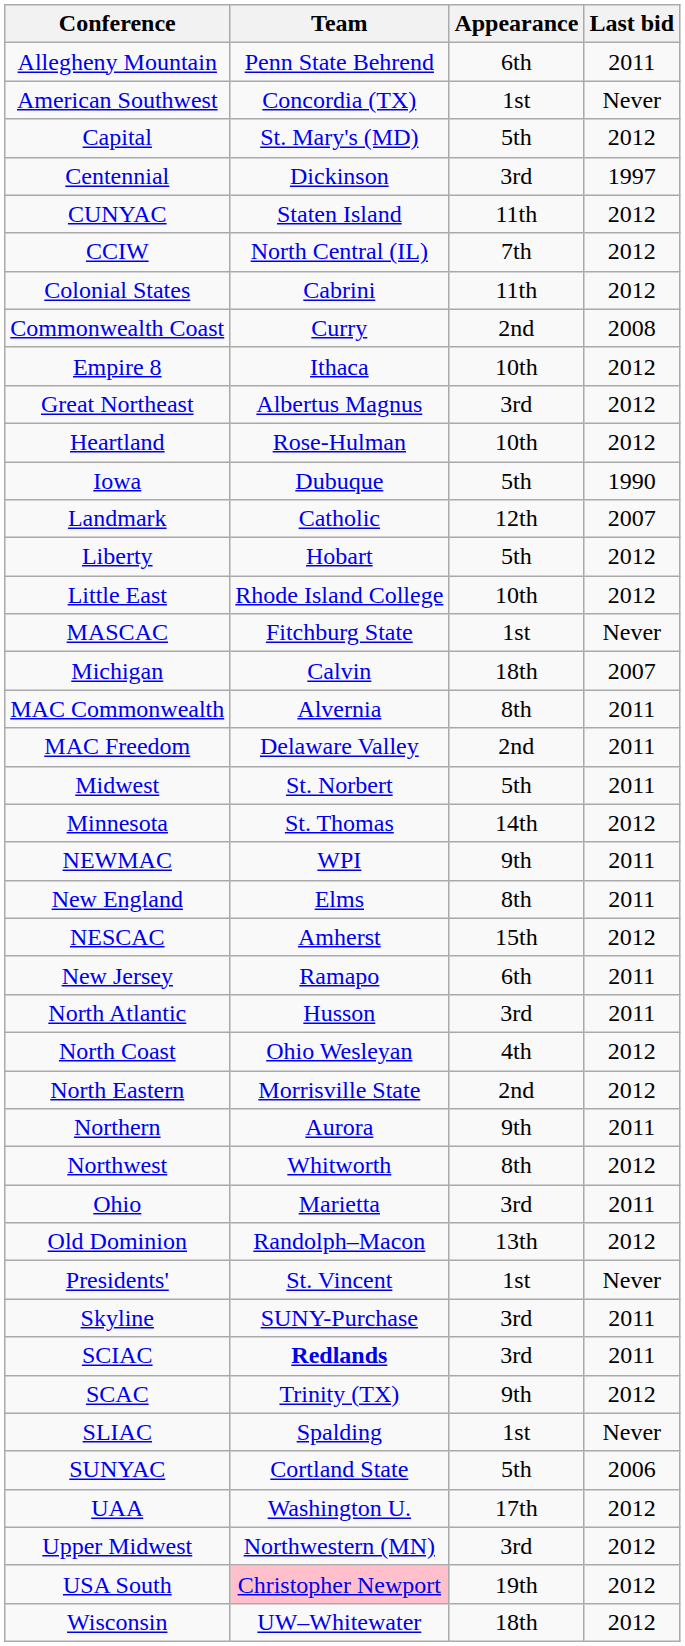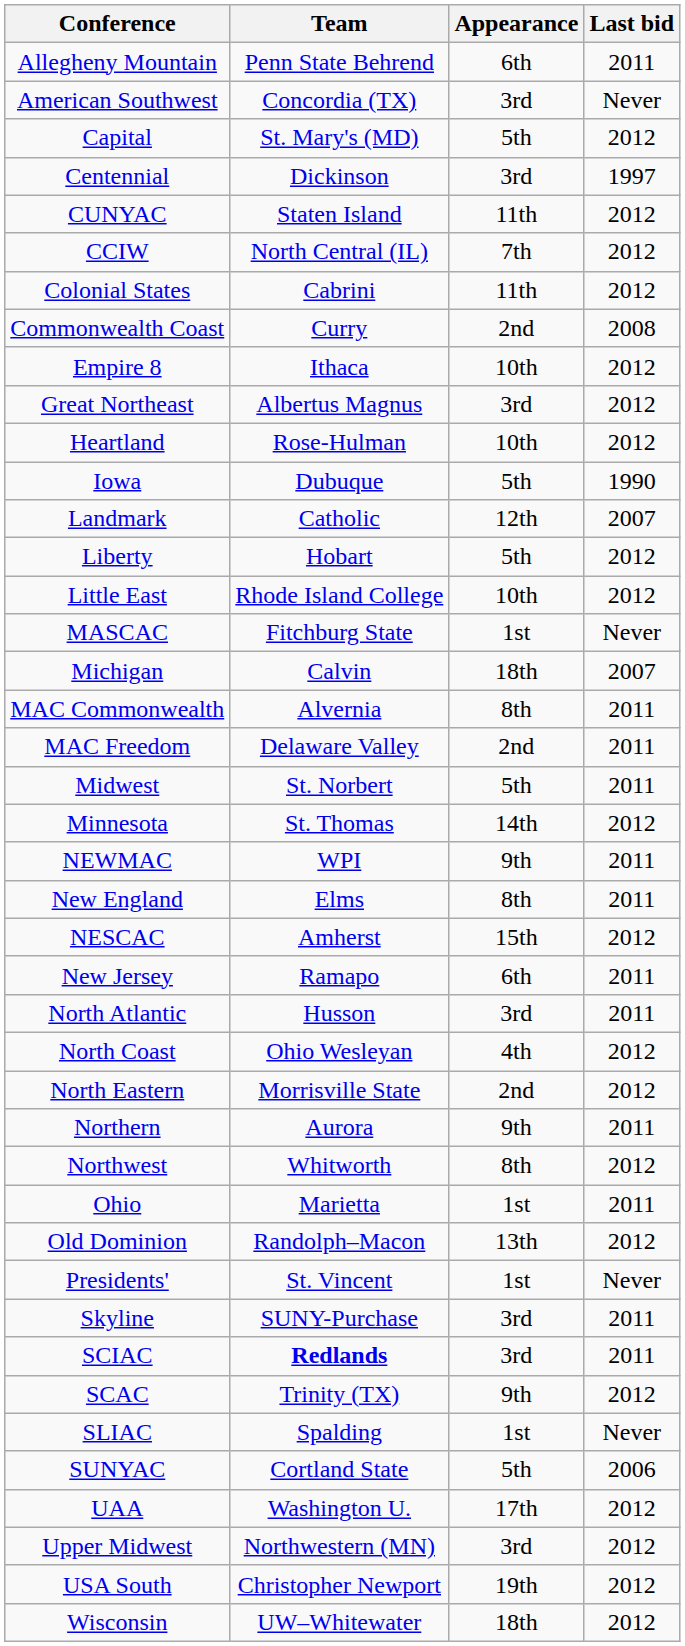(516, 99) 1st -> (516, 99) 3rd
(516, 1203) 3rd -> (516, 1203) 1st
(339, 1584) pink background -> (339, 1584) no background
